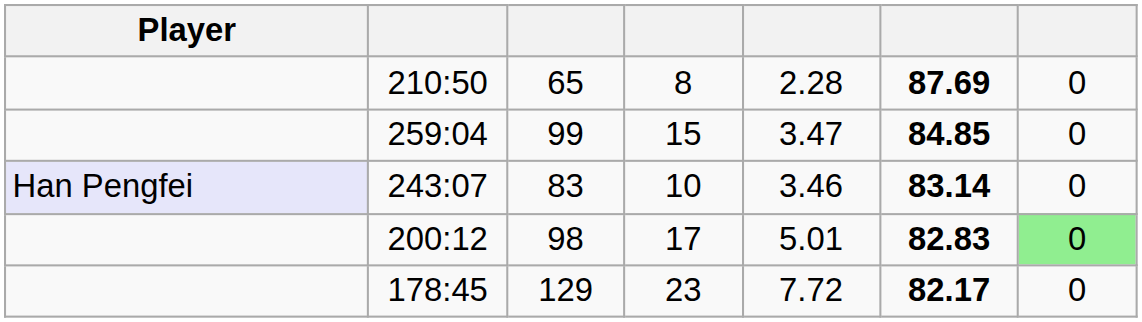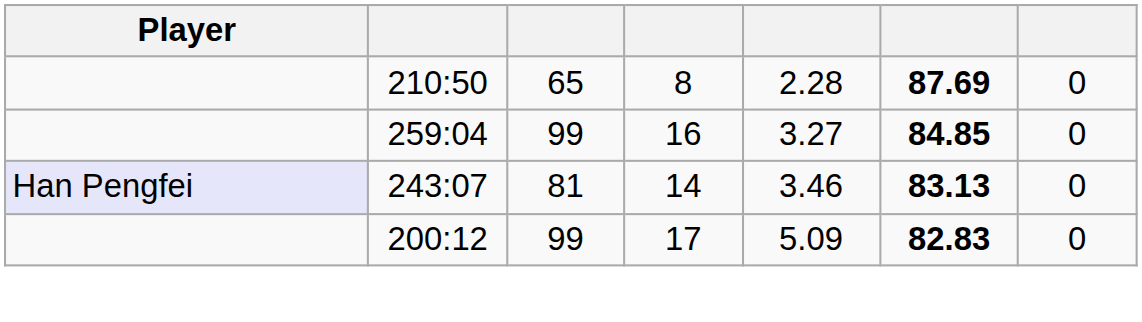(683, 134) 15 -> (683, 134) 16
(811, 134) 3.47 -> (811, 134) 3.27
(566, 186) 83 -> (566, 186) 81
(683, 186) 10 -> (683, 186) 14
(949, 186) 83.14 -> (949, 186) 83.13
(566, 238) 98 -> (566, 238) 99
(811, 238) 5.01 -> (811, 238) 5.09
(1077, 238) lightgreen background -> (1077, 238) no background
- row: (438, 290)
